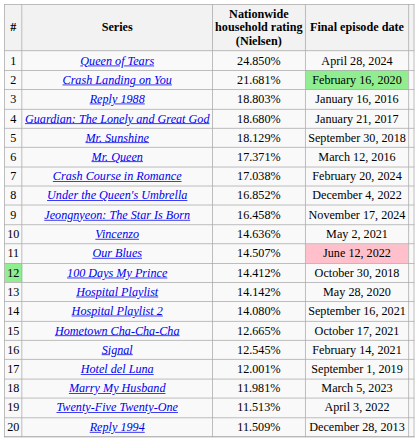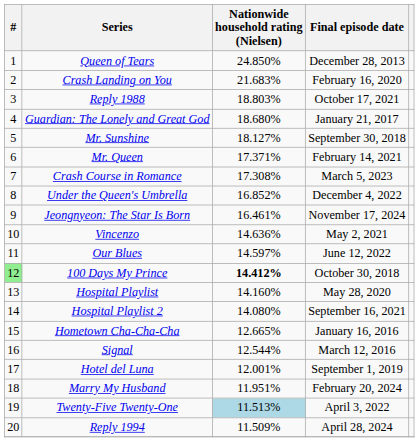(357, 60) April 28, 2024 -> (357, 60) December 28, 2013
(259, 80) 21.681% -> (259, 80) 21.683%
(357, 80) lightgreen background -> (357, 80) no background
(357, 99) January 16, 2016 -> (357, 99) October 17, 2021
(259, 137) 18.129% -> (259, 137) 18.127%
(357, 157) March 12, 2016 -> (357, 157) February 14, 2021
(259, 176) 17.038% -> (259, 176) 17.308%
(357, 176) February 20, 2024 -> (357, 176) March 5, 2023
(259, 215) 16.458% -> (259, 215) 16.461%
(259, 253) 14.507% -> (259, 253) 14.597%
(357, 253) pink background -> (357, 253) no background
(259, 272) normal -> (259, 272) bold
(259, 292) 14.142% -> (259, 292) 14.160%
(357, 330) October 17, 2021 -> (357, 330) January 16, 2016
(259, 350) 12.545% -> (259, 350) 12.544%
(357, 350) February 14, 2021 -> (357, 350) March 12, 2016
(259, 388) 11.981% -> (259, 388) 11.951%
(357, 388) March 5, 2023 -> (357, 388) February 20, 2024
(259, 407) no background -> (259, 407) lightblue background
(357, 427) December 28, 2013 -> (357, 427) April 28, 2024
